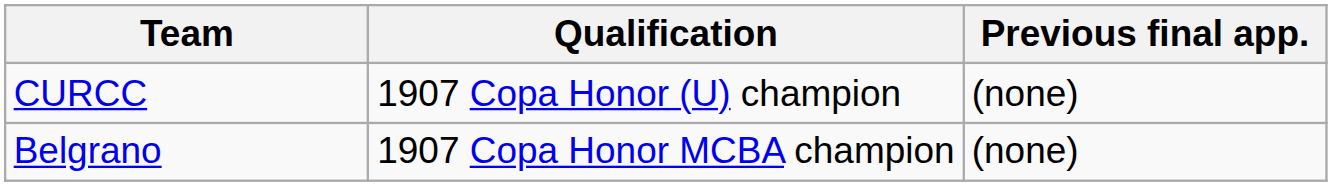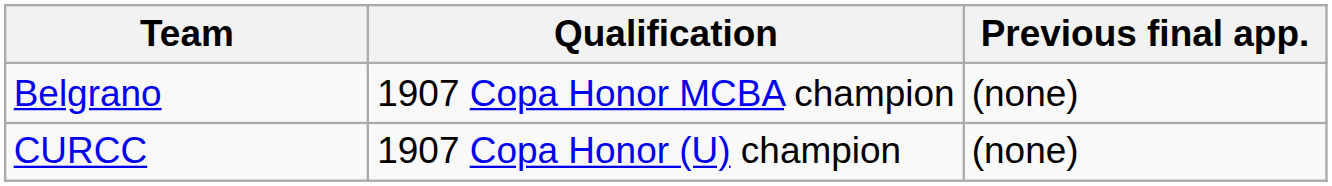rows swapped: (80, 92) <-> (88, 151)
